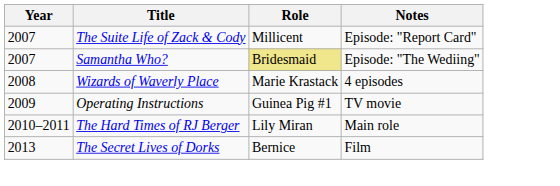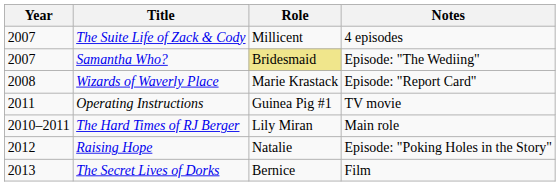(411, 37) Episode: "Report Card" -> (374, 37) 4 episodes
(374, 81) 4 episodes -> (411, 81) Episode: "Report Card"
(22, 103) 2009 -> (21, 103) 2011
+ row: (114, 147)
